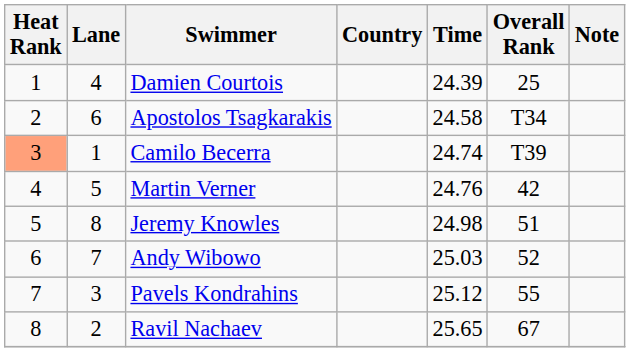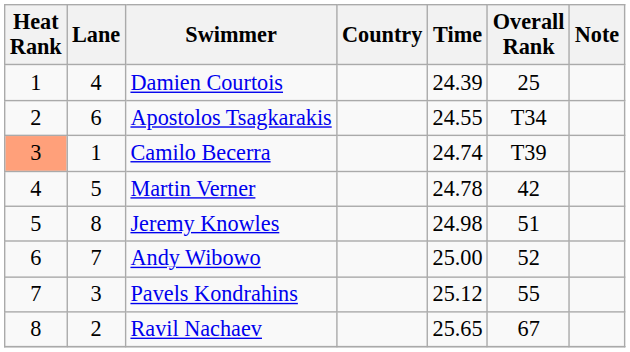(458, 117) 24.58 -> (458, 117) 24.55
(458, 188) 24.76 -> (458, 188) 24.78
(458, 258) 25.03 -> (458, 258) 25.00
